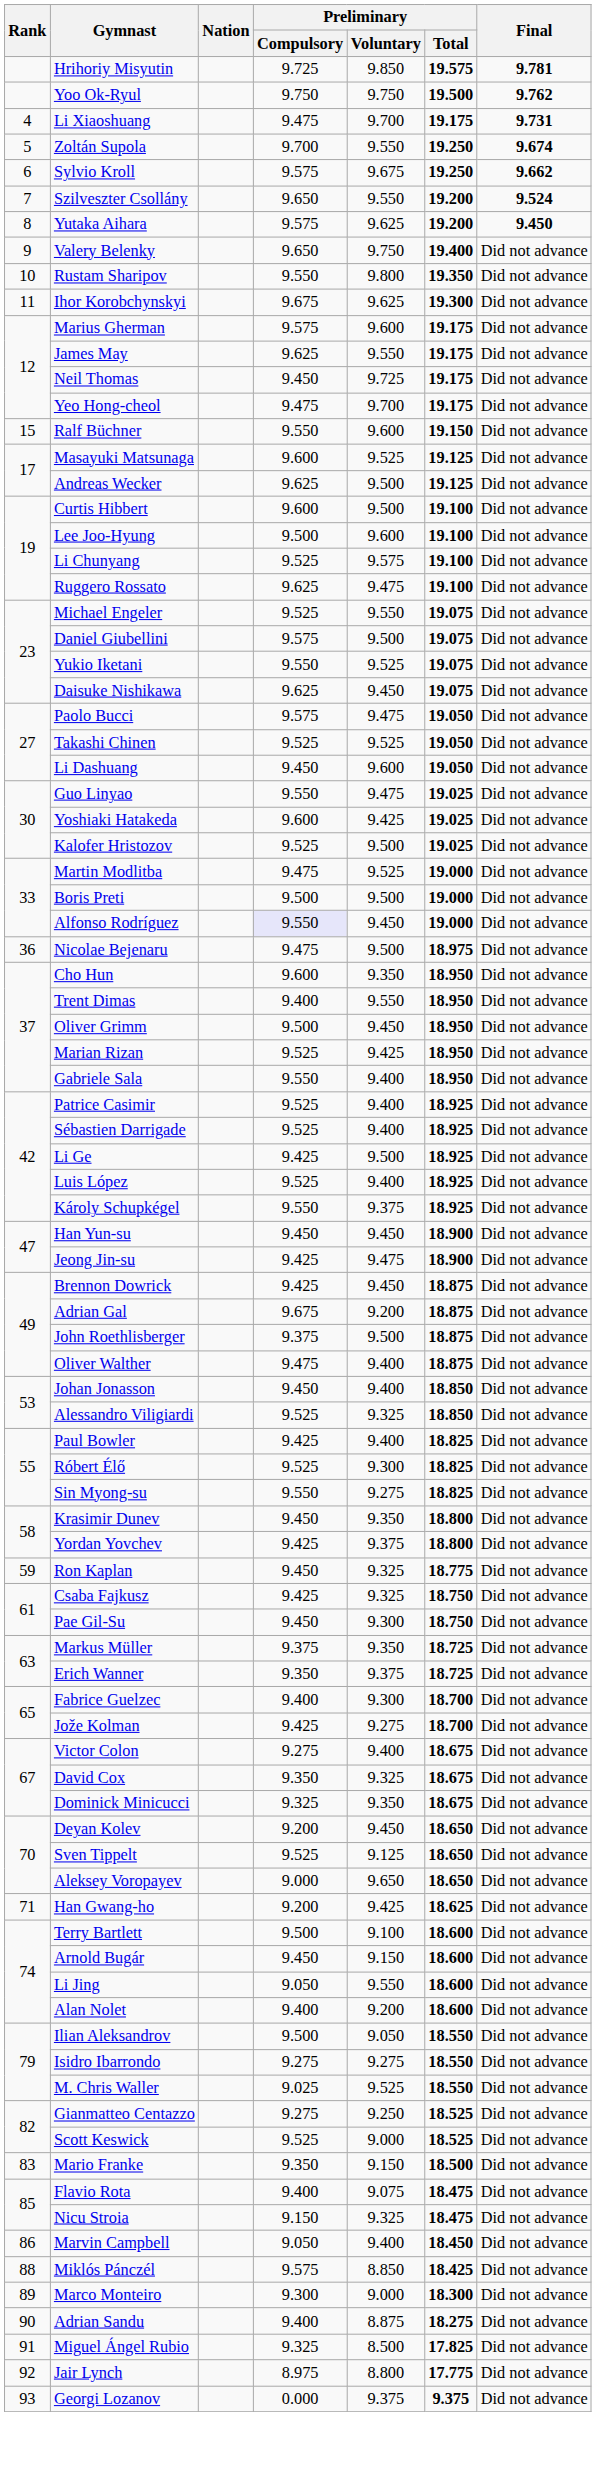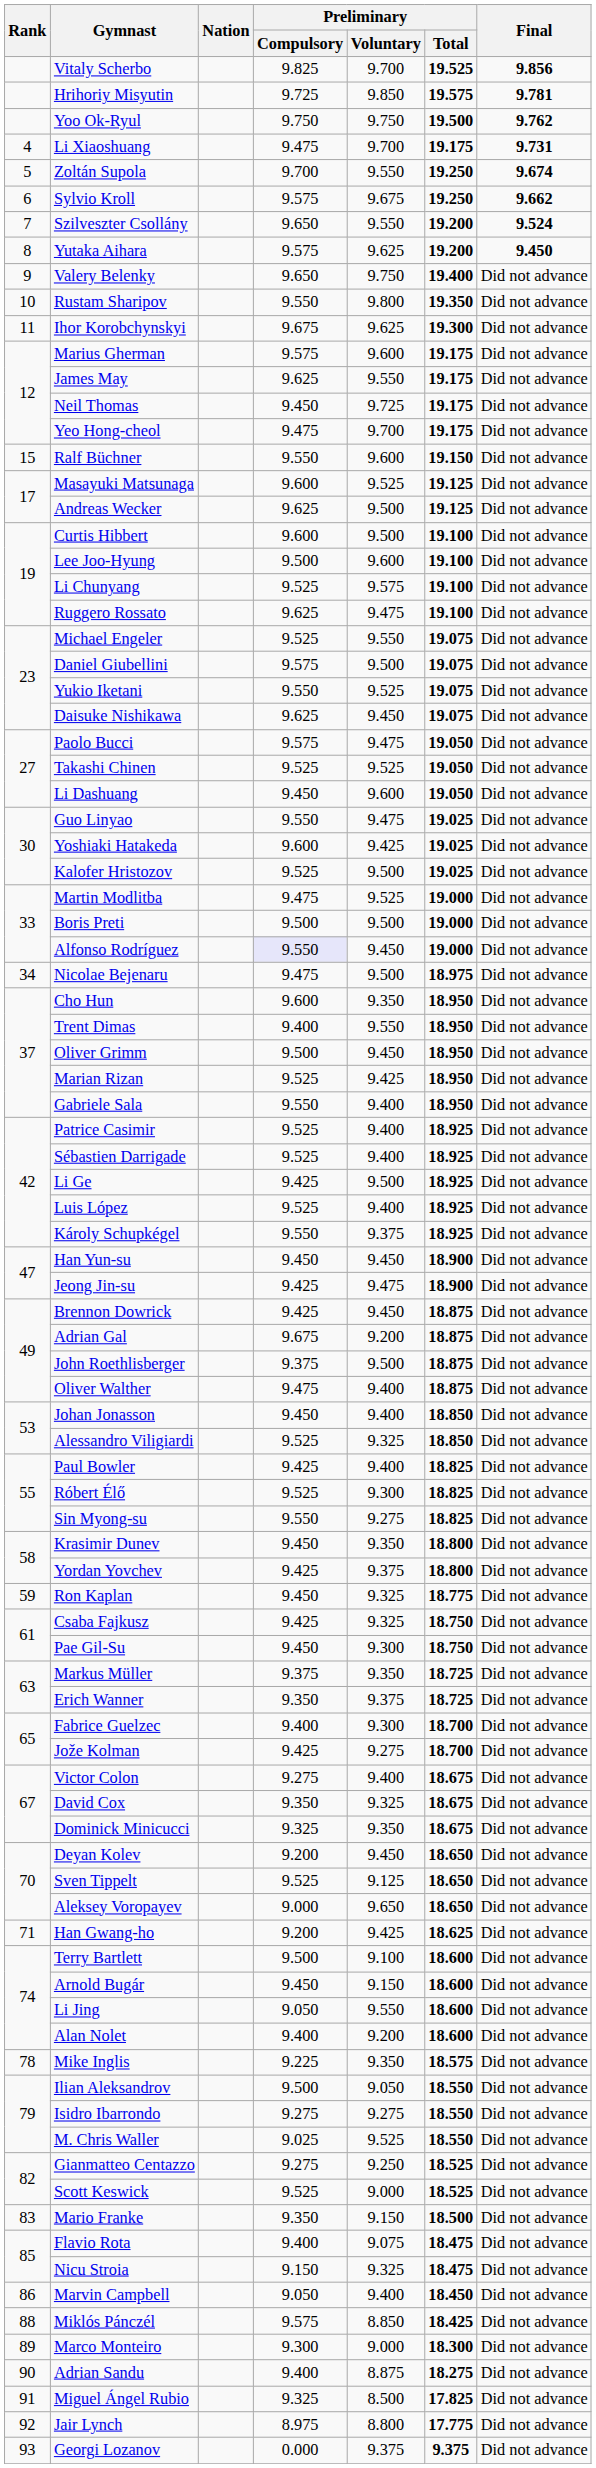+ row: (103, 69)
(27, 949) 36 -> (27, 975) 34
+ row: (92, 2062)
